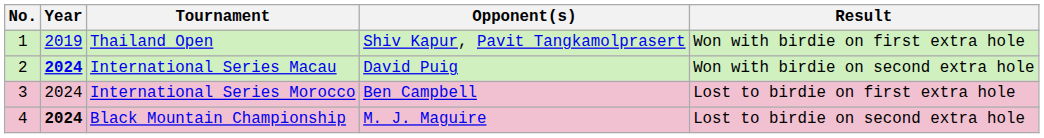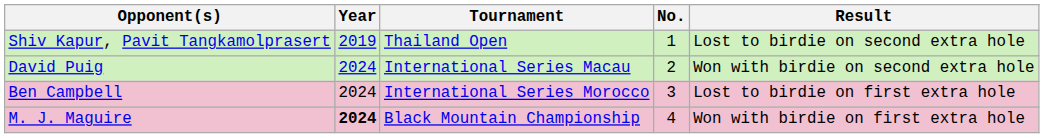columns swapped: (23, 18) <-> (524, 18)
(859, 43) Won with birdie on first extra hole -> (859, 43) Lost to birdie on second extra hole
(63, 69) bold -> (357, 69) normal
(859, 120) Lost to birdie on second extra hole -> (859, 120) Won with birdie on first extra hole
